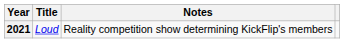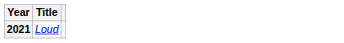- column: (198, 12)
